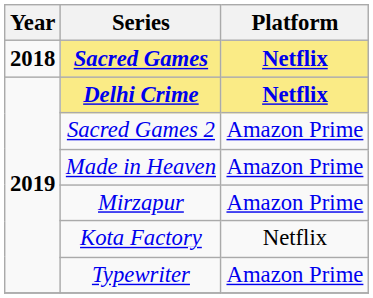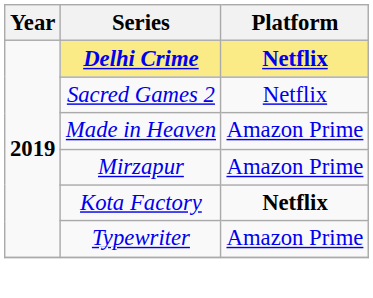- row: (141, 58)
(295, 130) Amazon Prime -> (295, 94) Netflix
(295, 238) normal -> (295, 202) bold
